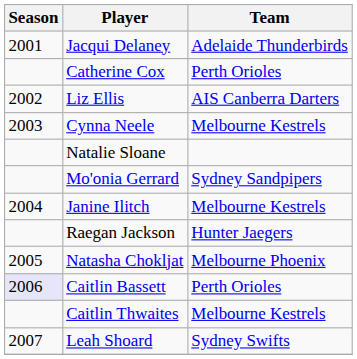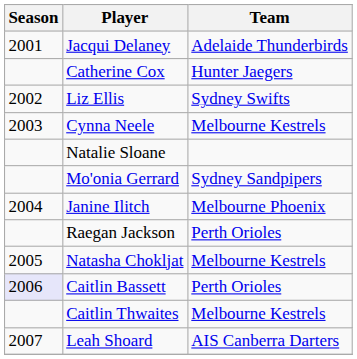(236, 71) Perth Orioles -> (242, 71) Hunter Jaegers
(265, 98) AIS Canberra Darters -> (241, 98) Sydney Swifts
(258, 206) Melbourne Kestrels -> (258, 206) Melbourne Phoenix
(242, 233) Hunter Jaegers -> (236, 233) Perth Orioles
(258, 260) Melbourne Phoenix -> (258, 260) Melbourne Kestrels
(241, 340) Sydney Swifts -> (265, 340) AIS Canberra Darters
